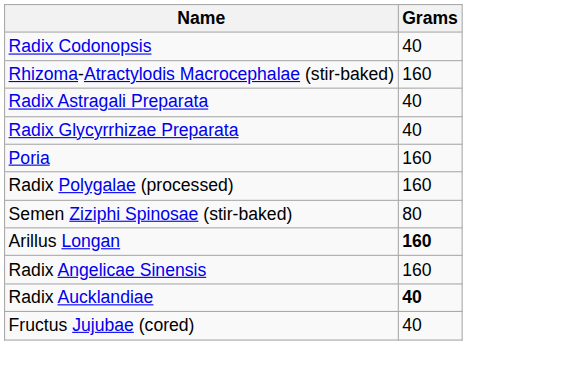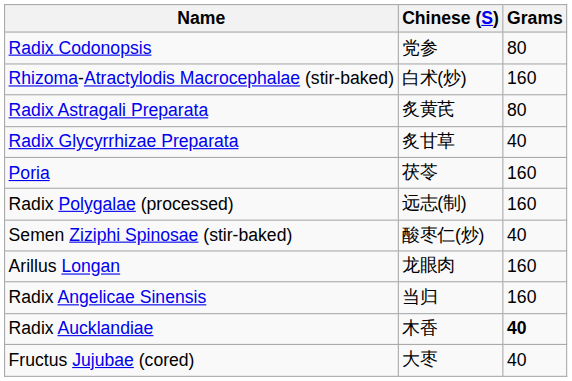+ column: (451, 18)
(412, 46) 40 -> (517, 48) 80
(412, 102) 40 -> (517, 110) 80
(412, 213) 80 -> (517, 235) 40
(417, 241) bold -> (522, 266) normal
